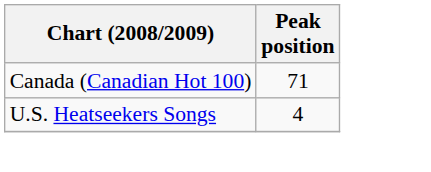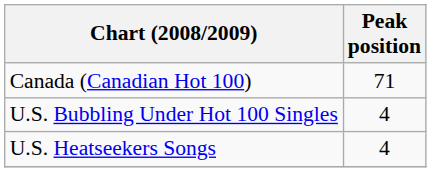+ row: (174, 114)
